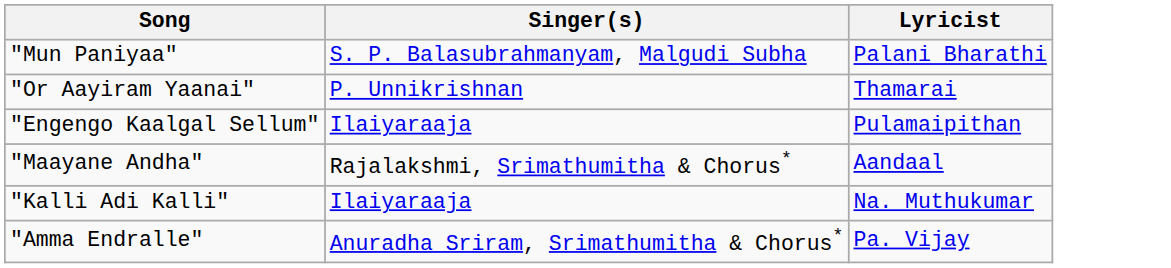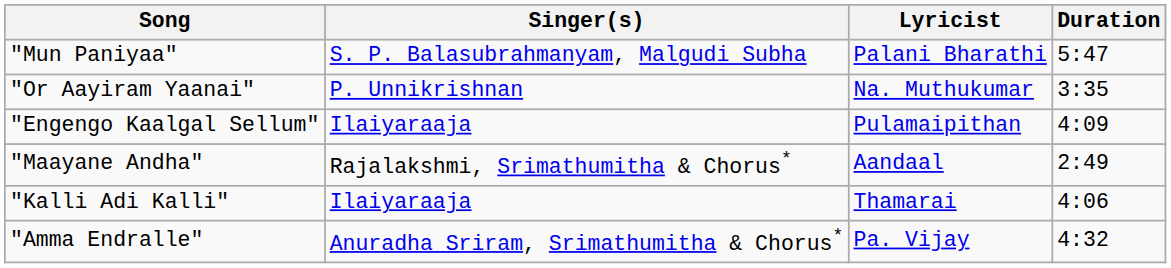+ column: (1109, 23)
(905, 92) Thamarai -> (944, 92) Na. Muthukumar
(944, 203) Na. Muthukumar -> (905, 203) Thamarai
